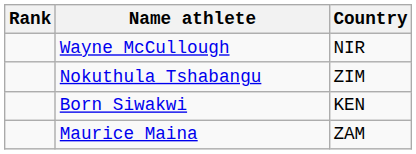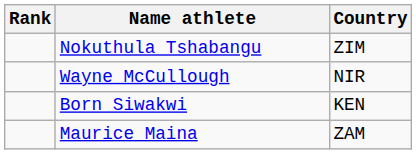rows swapped: (145, 48) <-> (161, 77)
